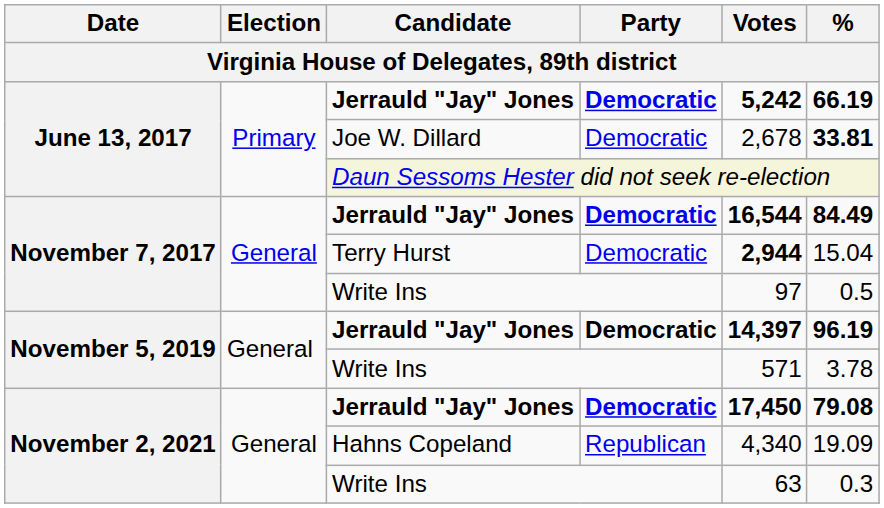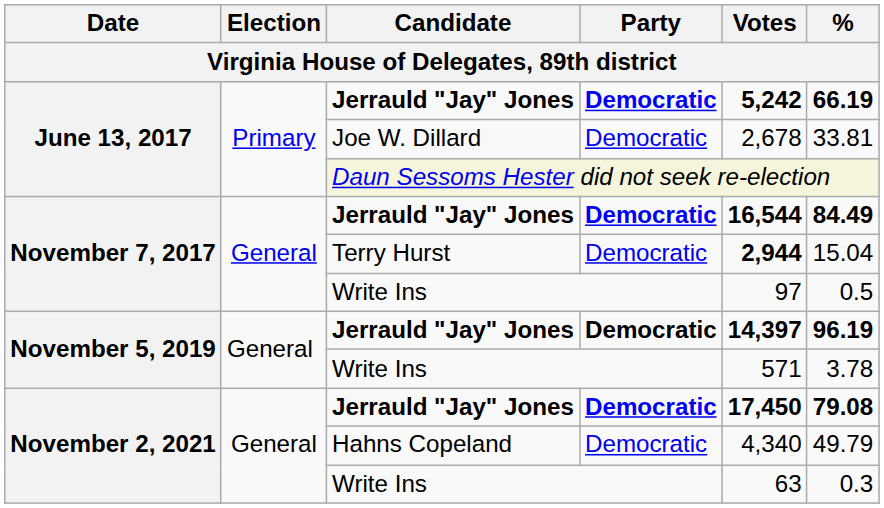(843, 138) bold -> (843, 138) normal
(645, 445) Republican -> (646, 445) Democratic
(843, 445) 19.09 -> (843, 445) 49.79
